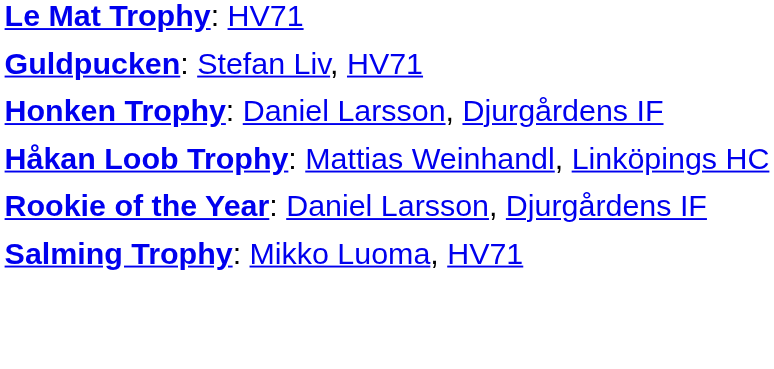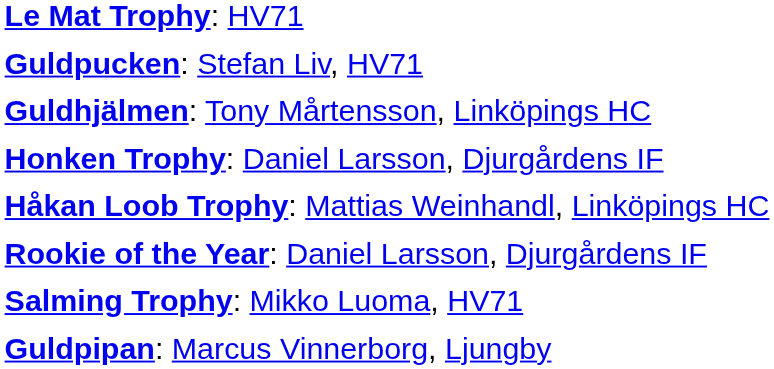+ row: (328, 111)
+ row: (278, 348)
